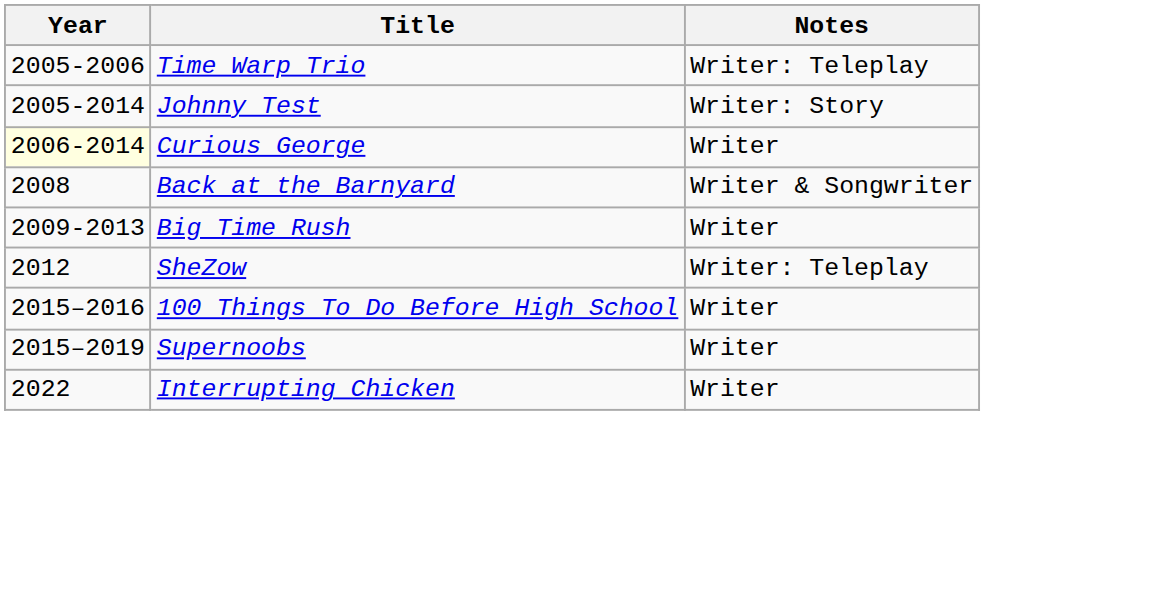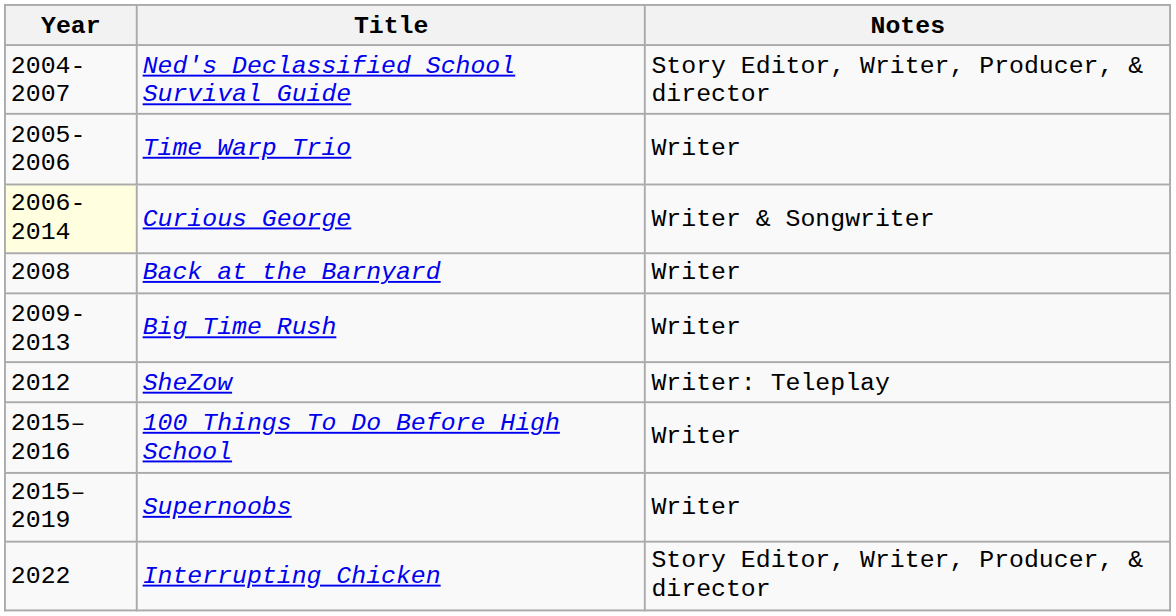+ row: (329, 80)
(809, 66) Writer: Teleplay -> (696, 149) Writer
- row: (239, 106)
(735, 147) Writer -> (793, 218) Writer & Songwriter
(832, 187) Writer & Songwriter -> (696, 273) Writer
(735, 389) Writer -> (897, 576) Story Editor, Writer, Producer, & director
